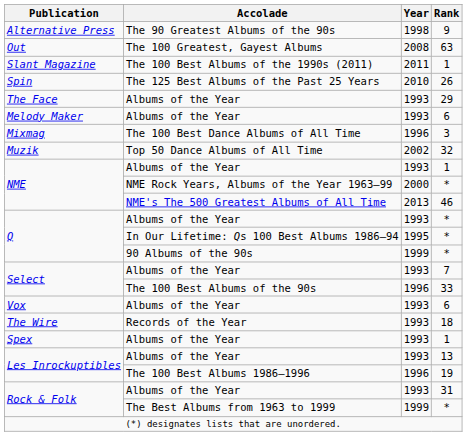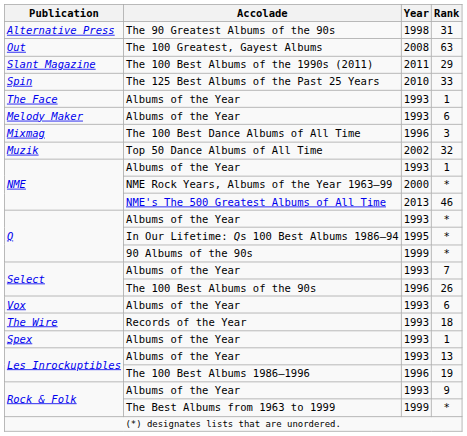(447, 30) 9 -> (447, 30) 31
(447, 64) 1 -> (447, 64) 29
(447, 82) 26 -> (447, 82) 33
(447, 99) 29 -> (447, 99) 1
(447, 288) 33 -> (447, 288) 26
(447, 391) 31 -> (447, 391) 9
